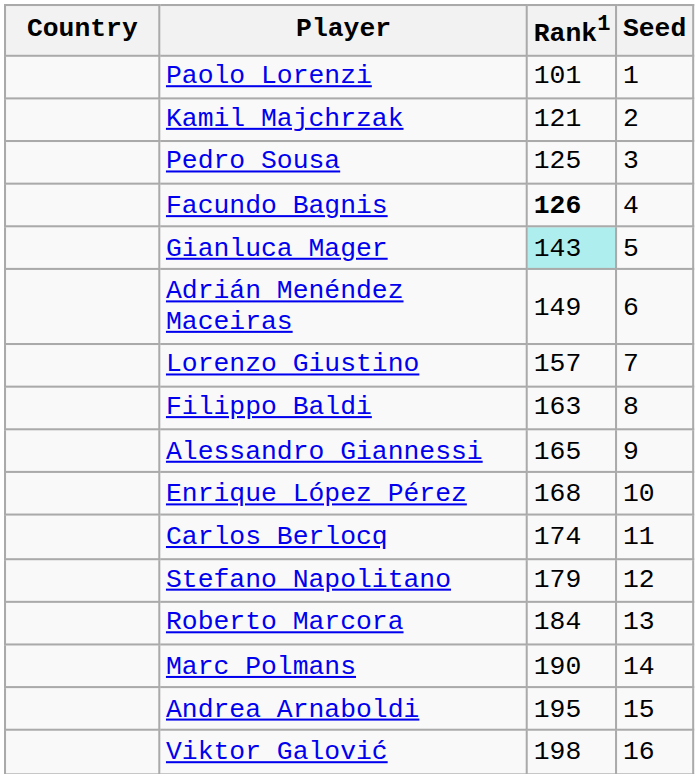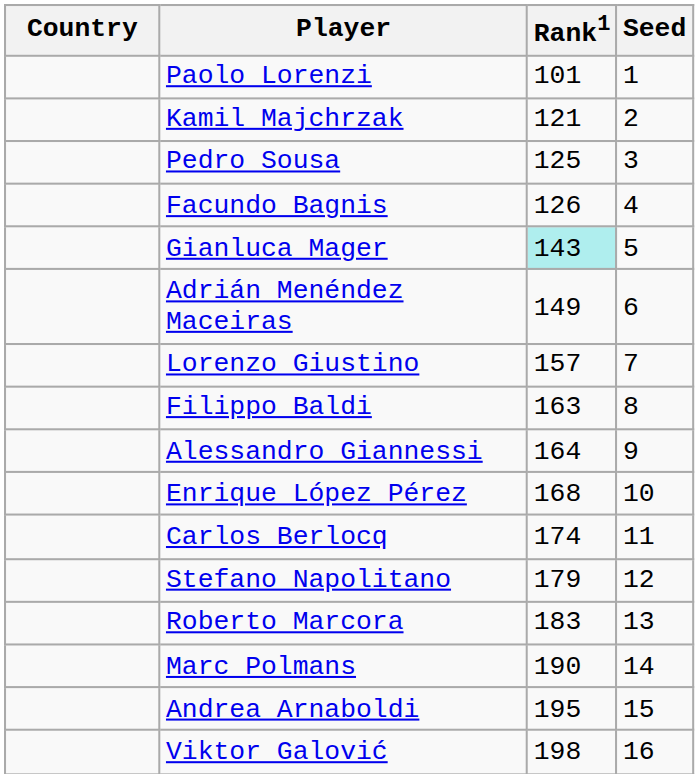(558, 205) bold -> (558, 205) normal
(558, 451) 165 -> (558, 451) 164
(558, 623) 184 -> (558, 623) 183
